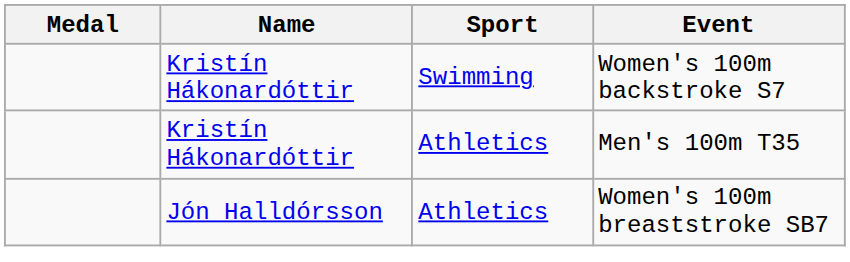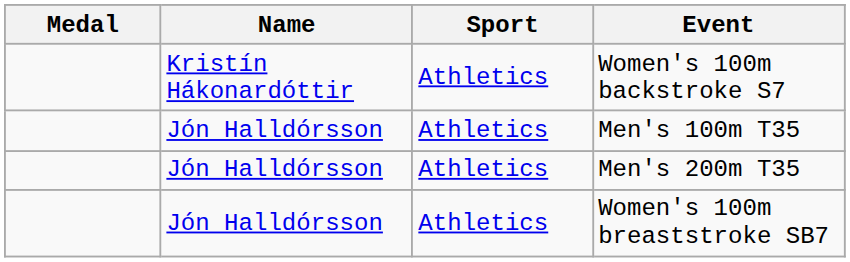(476, 78) Swimming -> (483, 78) Athletics
(260, 145) Kristín Hákonardóttir -> (275, 131) Jón Halldórsson
+ row: (699, 170)
